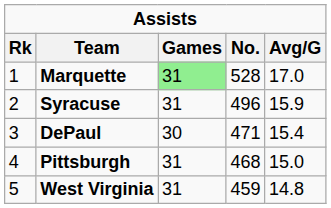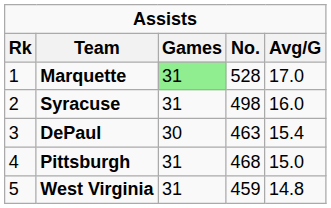(245, 105) 496 -> (245, 105) 498
(286, 105) 15.9 -> (286, 105) 16.0
(245, 133) 471 -> (245, 133) 463
